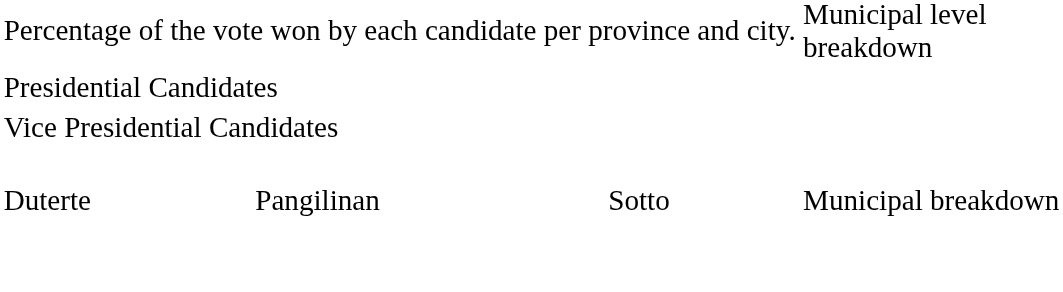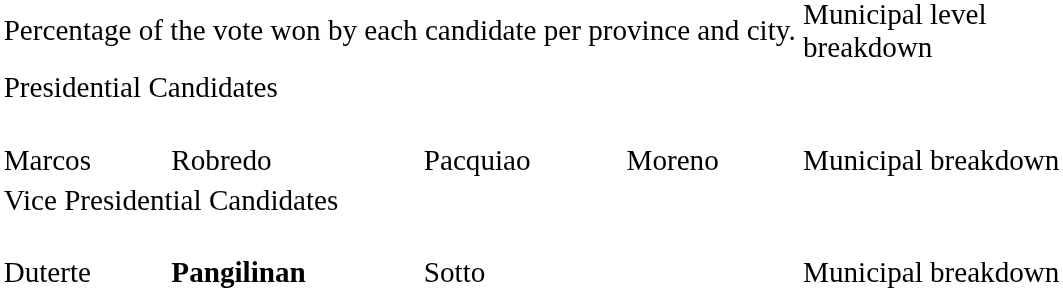+ row: (47, 160)
(317, 200) normal -> (239, 272) bold
